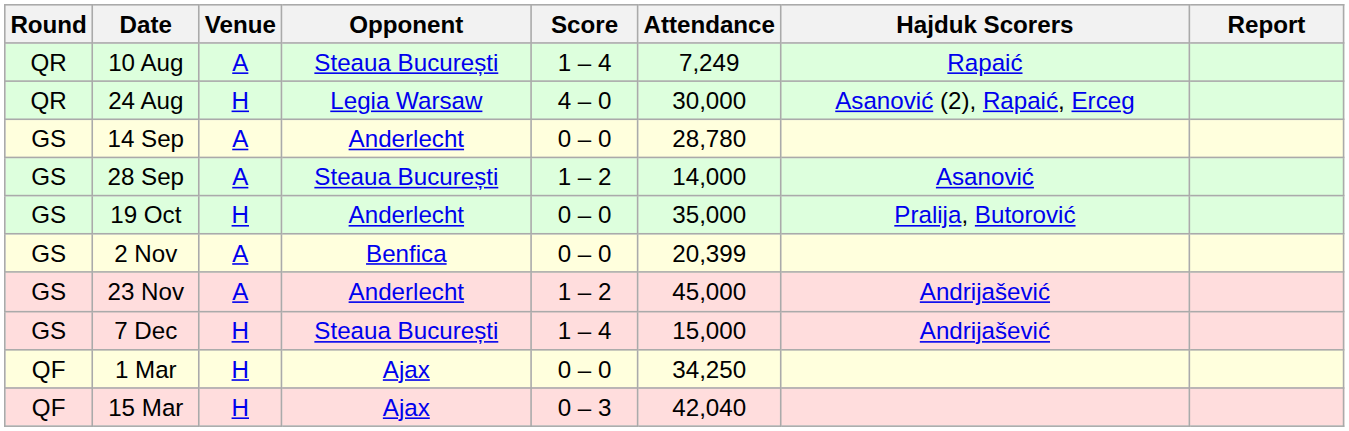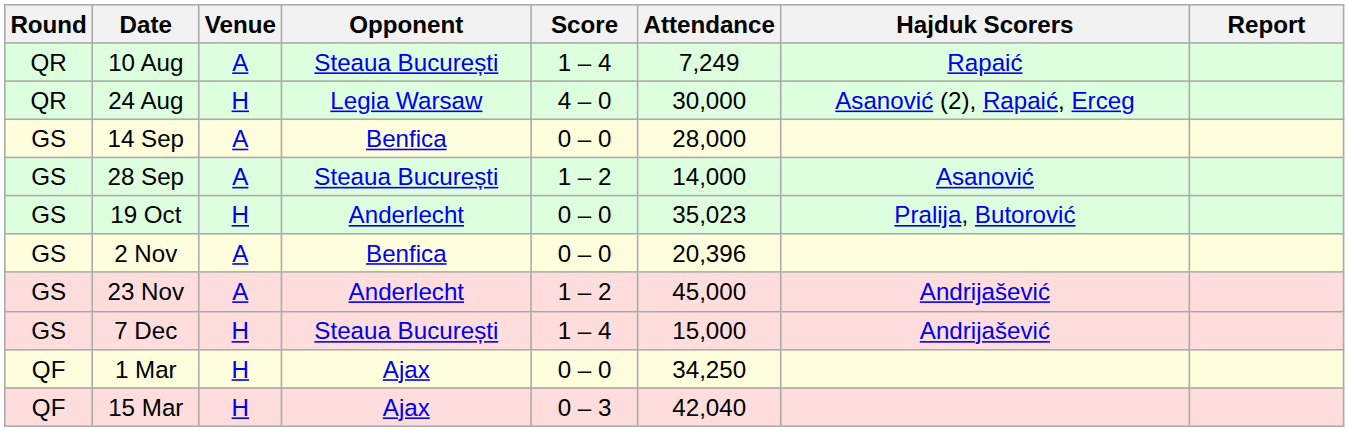(406, 139) Anderlecht -> (406, 139) Benfica
(709, 139) 28,780 -> (709, 139) 28,000
(709, 215) 35,000 -> (709, 215) 35,023
(709, 254) 20,399 -> (709, 254) 20,396
